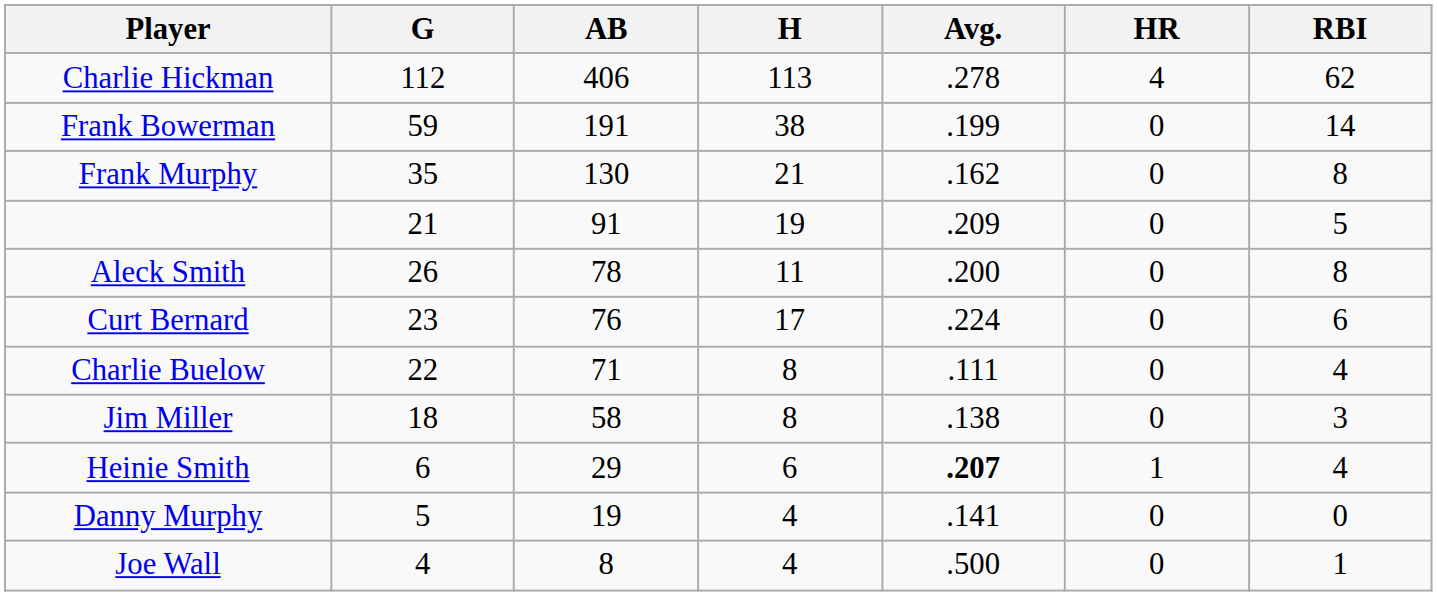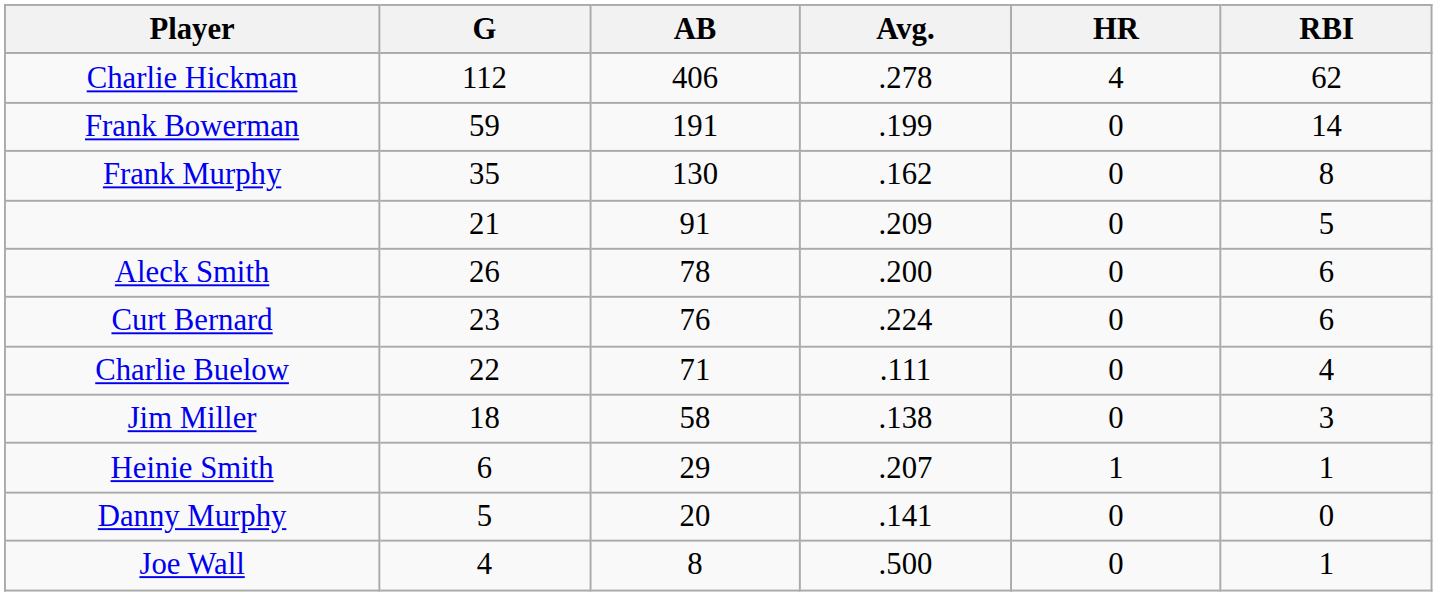- column: (790, 28)
(1340, 272) 8 -> (1327, 272) 6
(973, 467) bold -> (905, 467) normal
(1340, 467) 4 -> (1327, 467) 1
(606, 516) 19 -> (695, 516) 20
